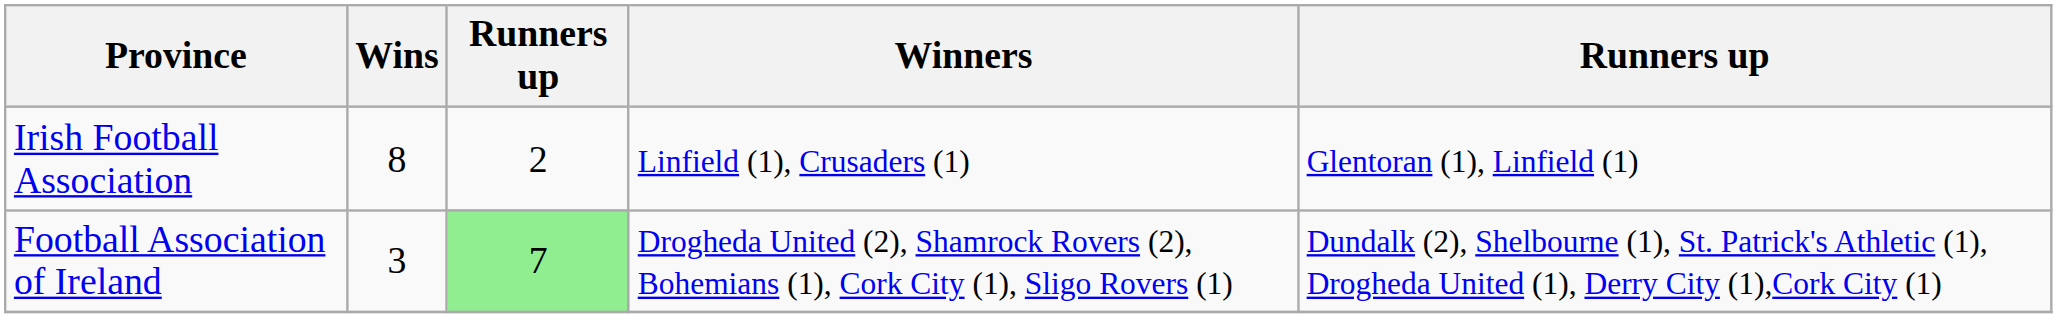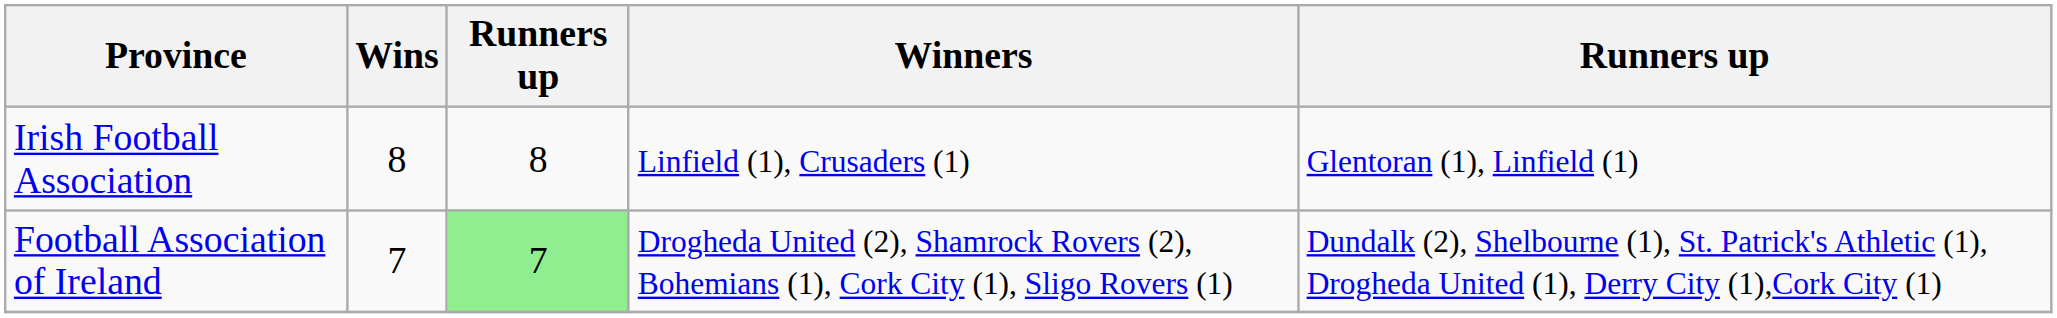(538, 158) 2 -> (538, 158) 8
(397, 260) 3 -> (397, 260) 7
